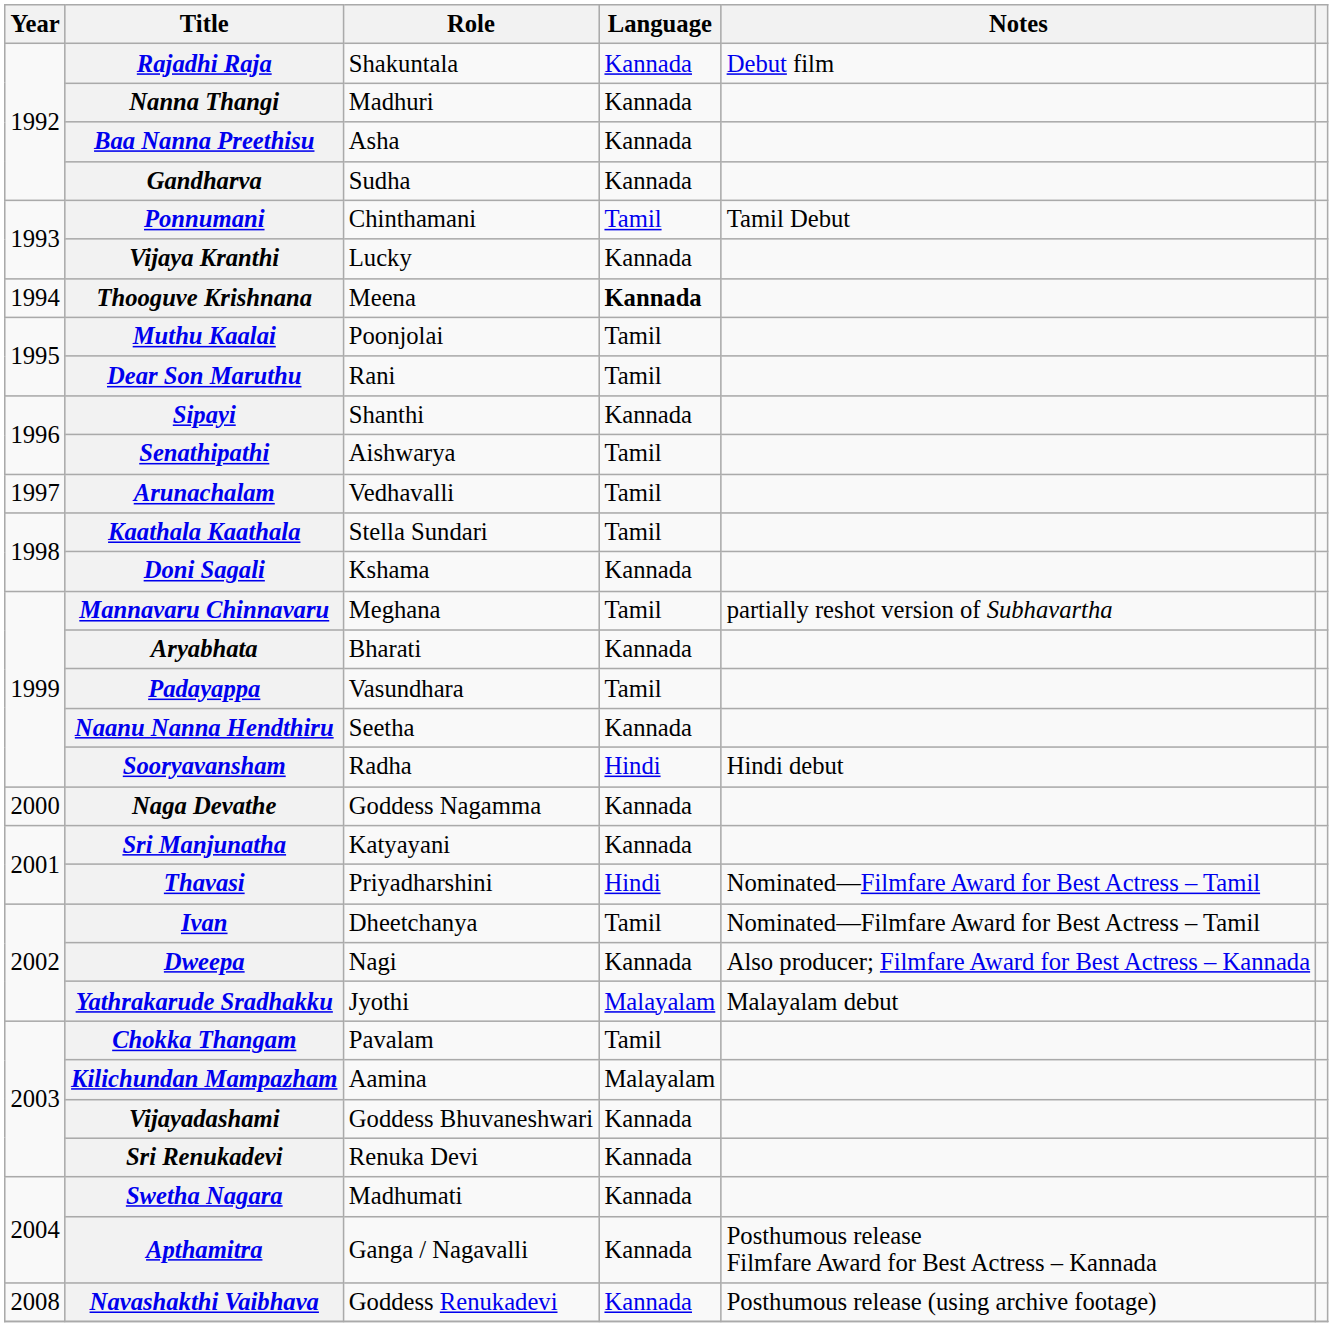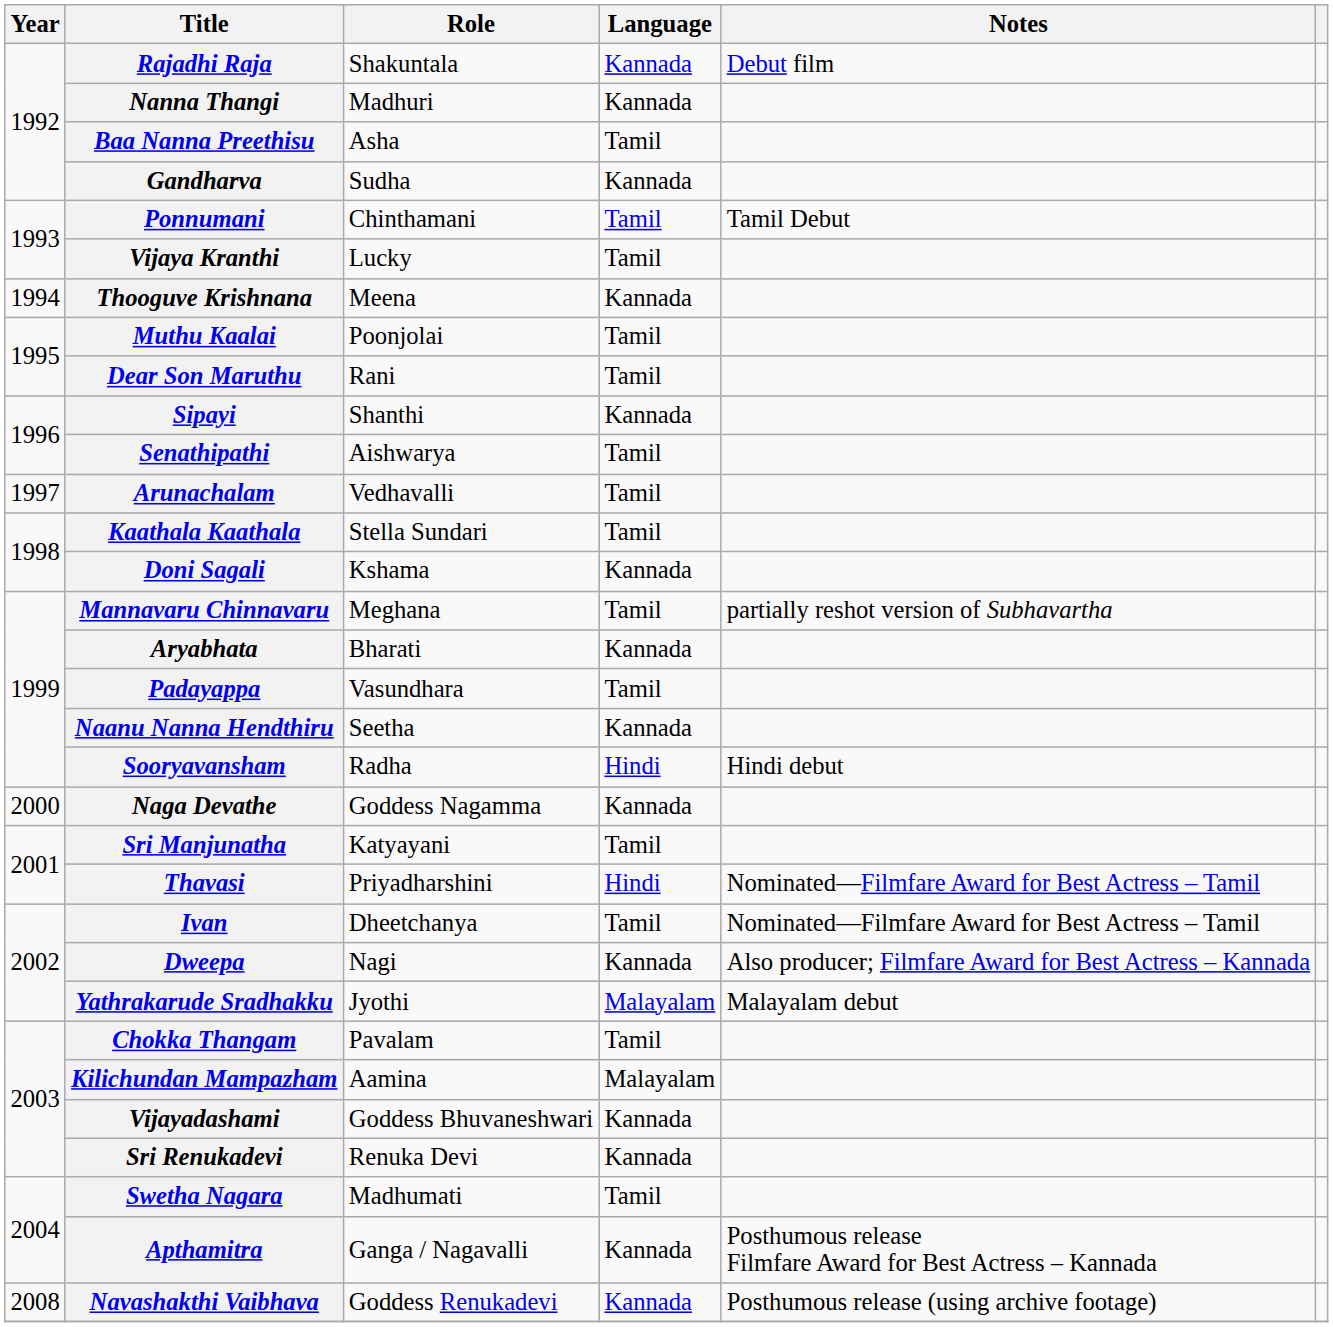(648, 141) Kannada -> (633, 141) Tamil
(648, 258) Kannada -> (633, 258) Tamil
(653, 297) bold -> (648, 297) normal
(648, 844) Kannada -> (633, 844) Tamil
(648, 1196) Kannada -> (633, 1196) Tamil
